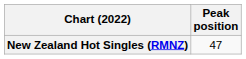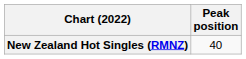(216, 44) 47 -> (216, 44) 40
